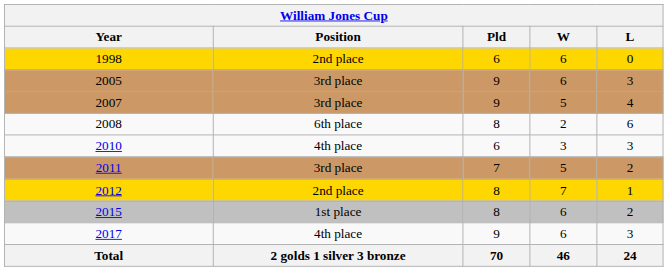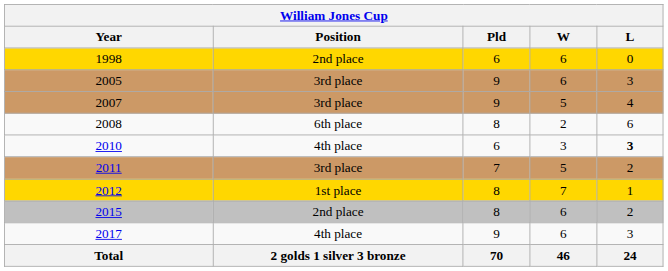(630, 146) normal -> (630, 146) bold
(338, 190) 2nd place -> (338, 190) 1st place
(338, 211) 1st place -> (338, 211) 2nd place
